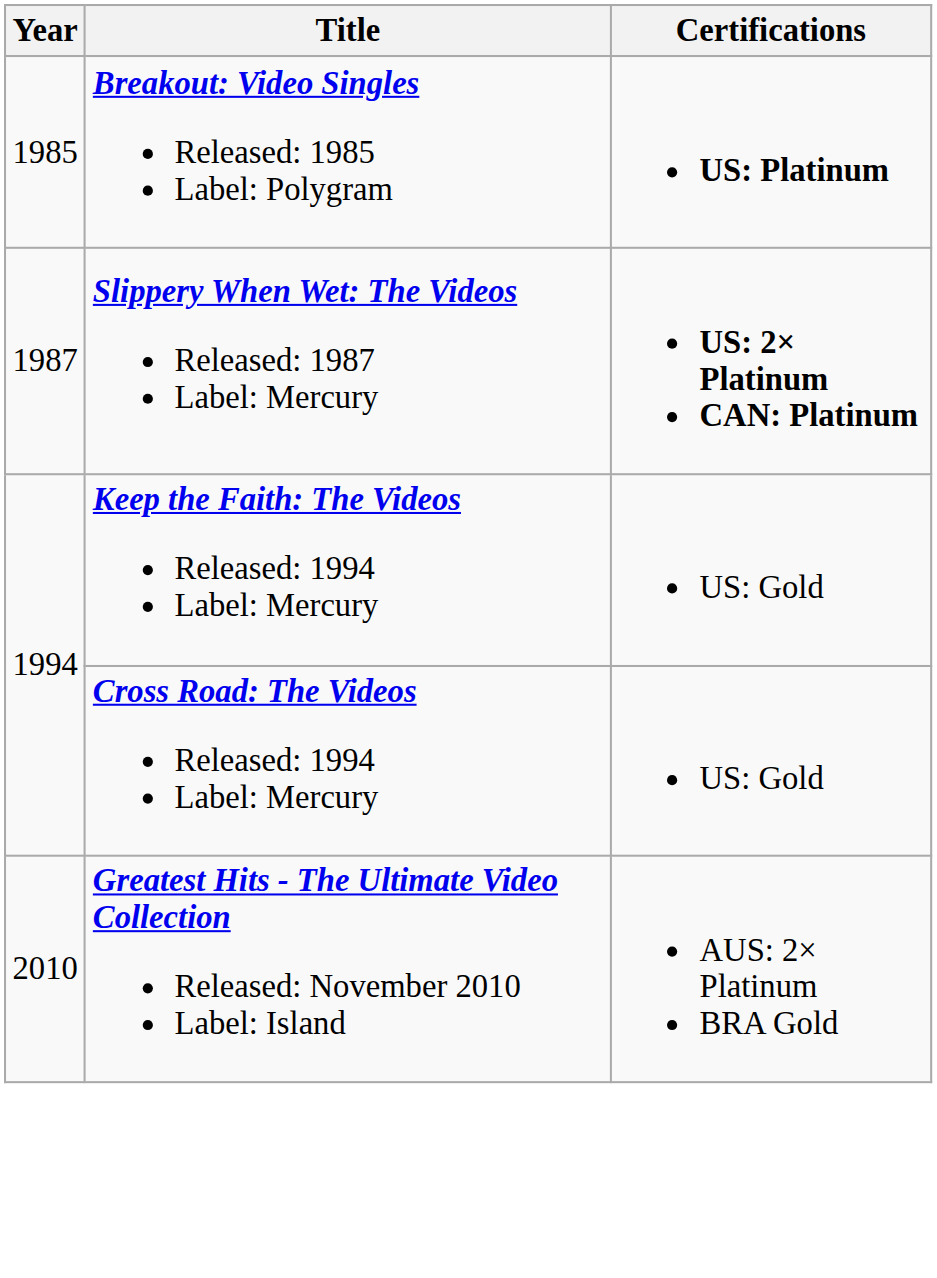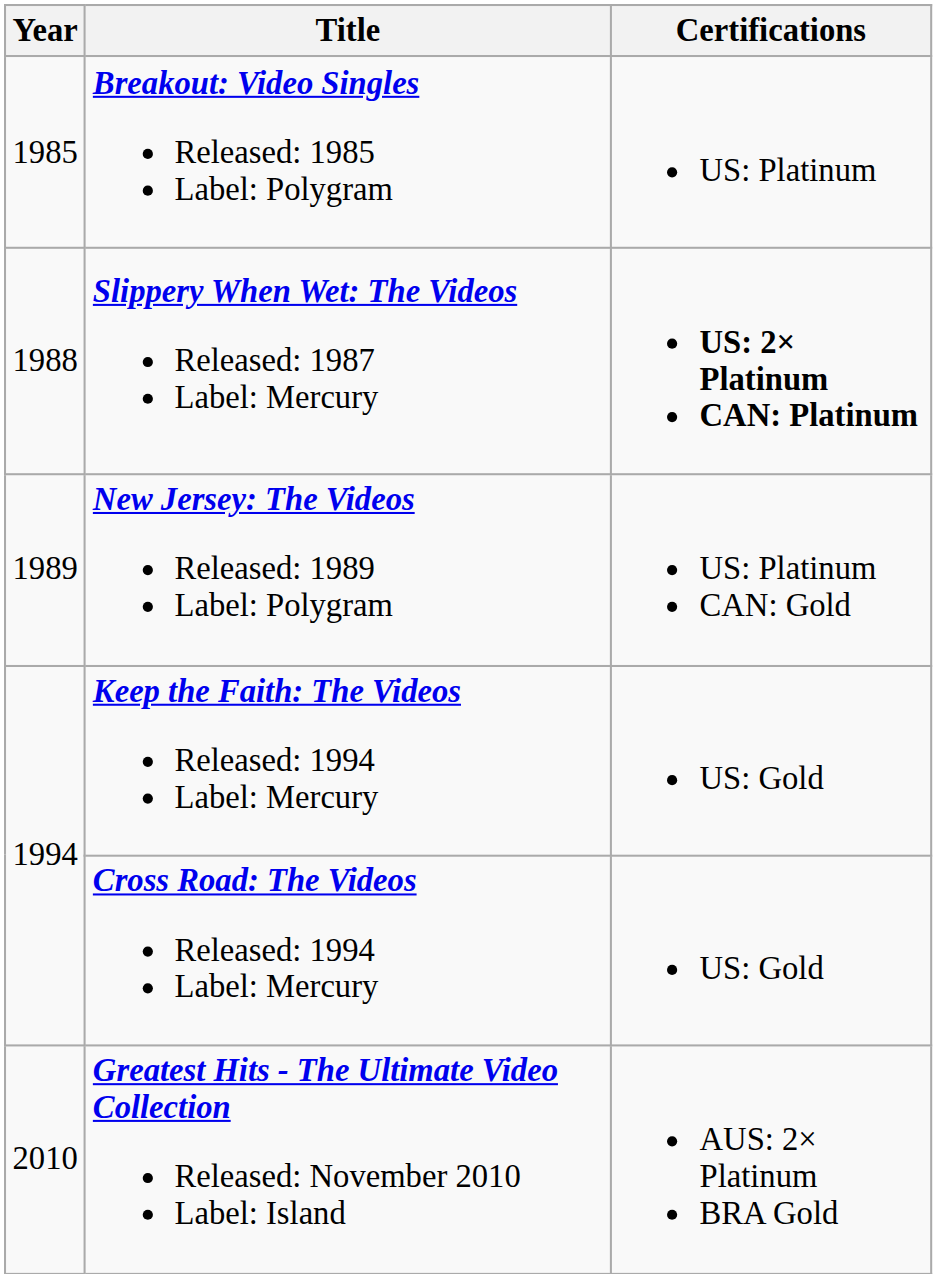(771, 170) bold -> (771, 170) normal
(45, 360) 1987 -> (45, 360) 1988
+ row: (348, 553)
